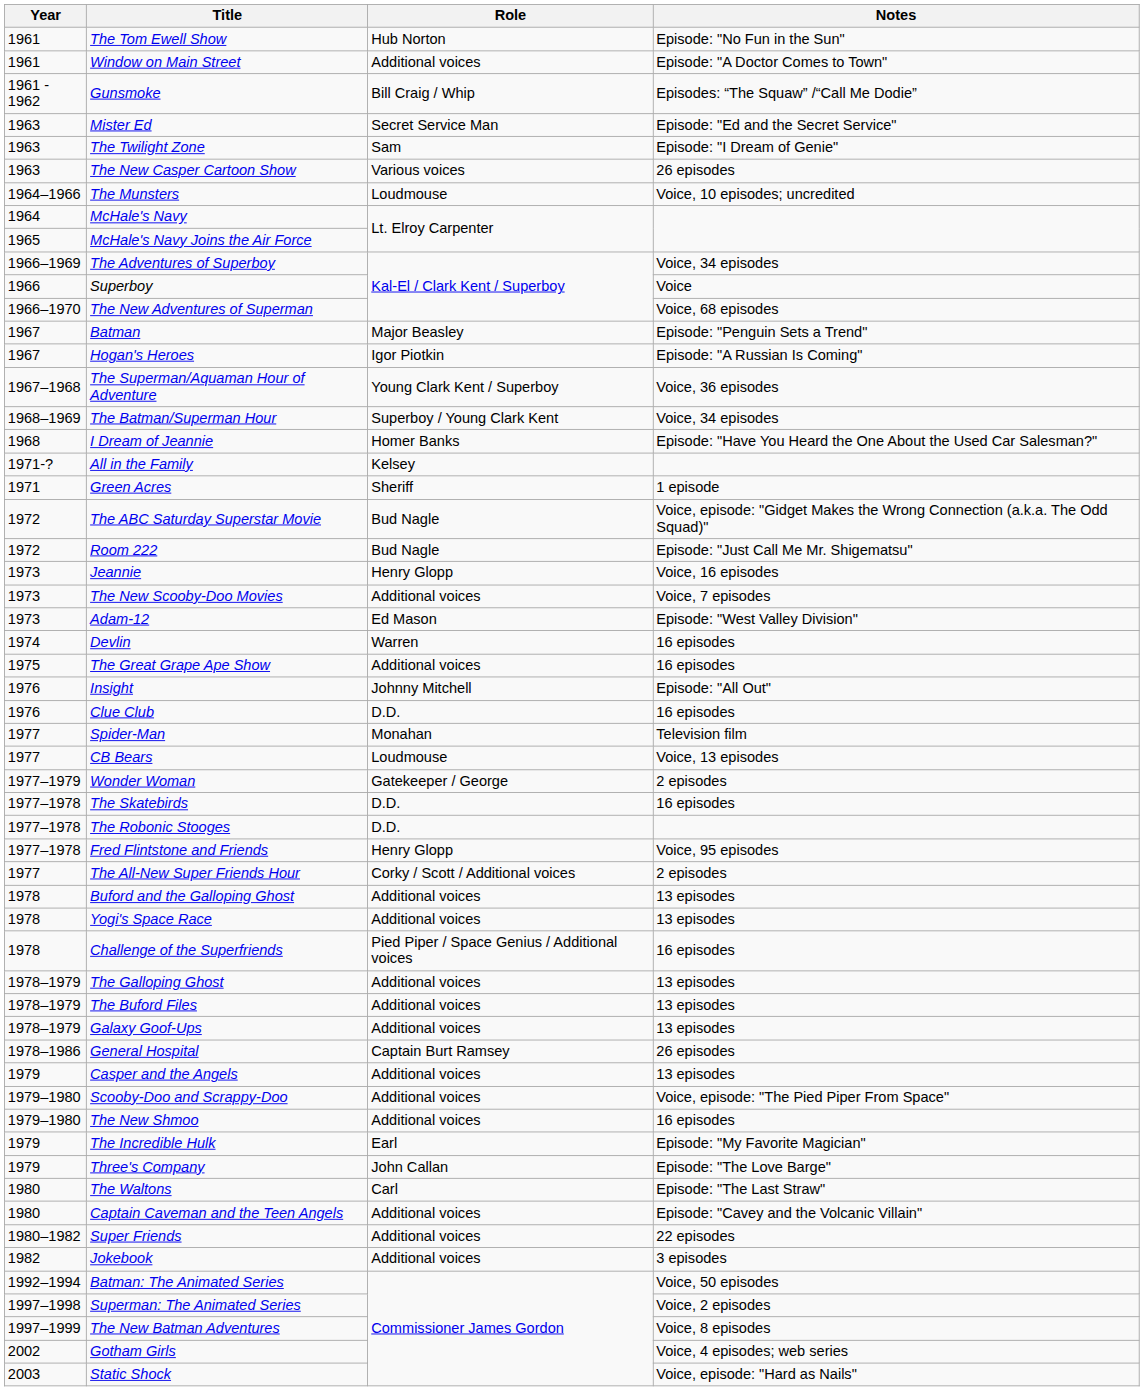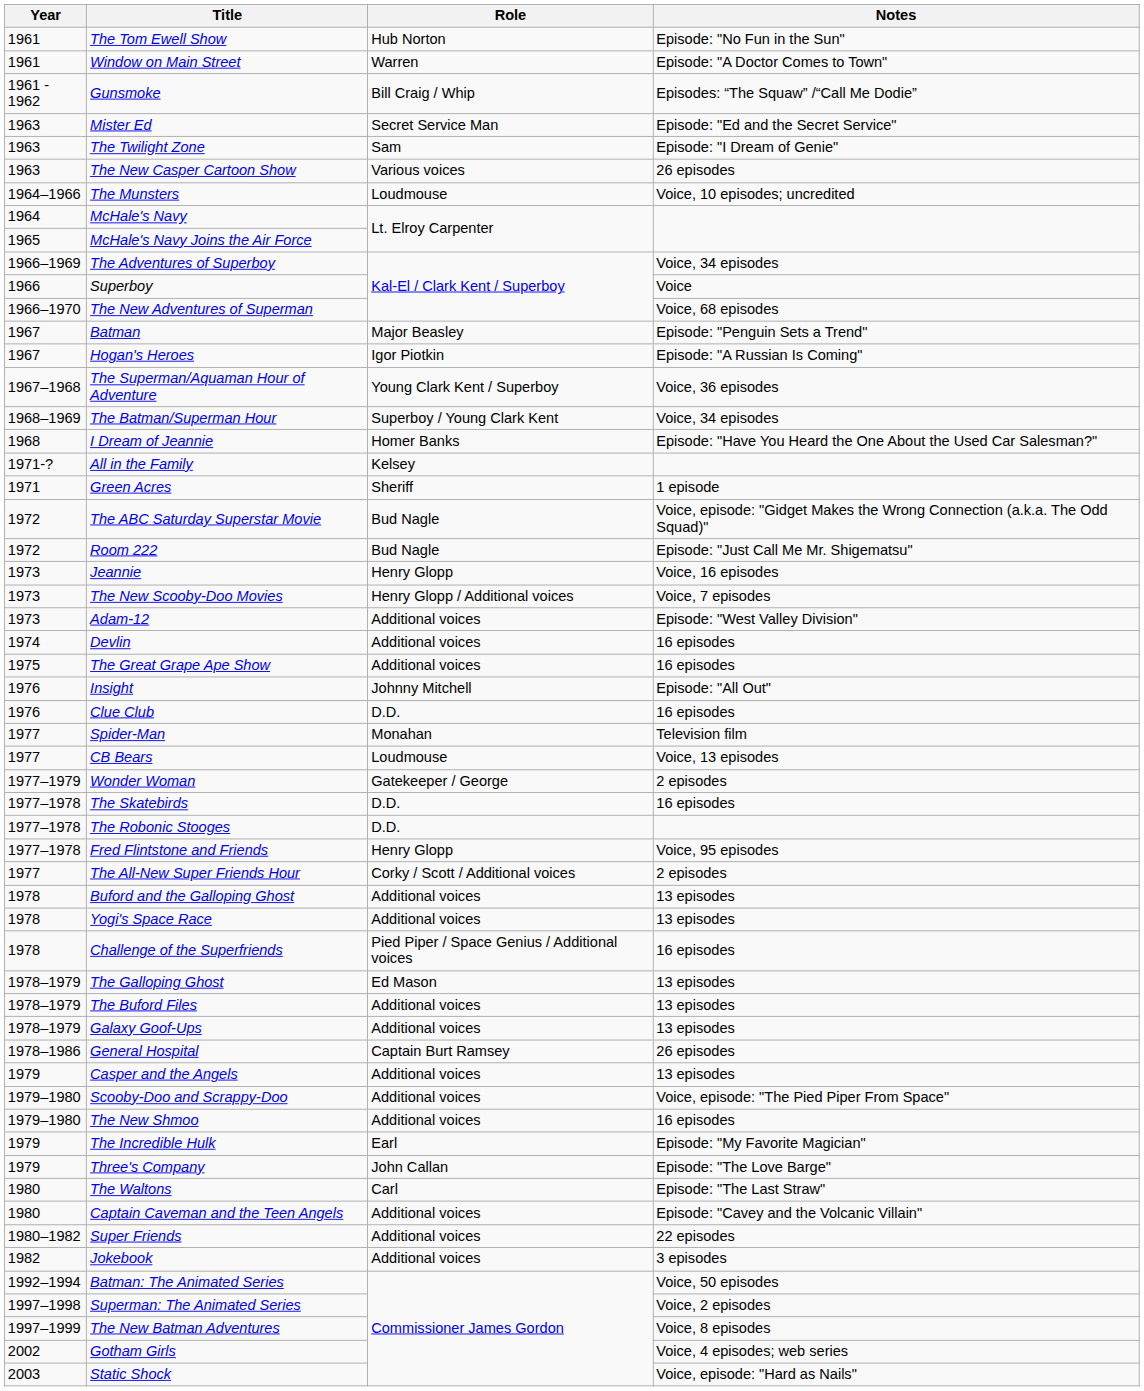(426, 62) Additional voices -> (395, 62) Warren
(426, 596) Additional voices -> (472, 596) Henry Glopp / Additional voices
(404, 619) Ed Mason -> (426, 619) Additional voices
(395, 642) Warren -> (426, 642) Additional voices
(426, 982) Additional voices -> (404, 982) Ed Mason
